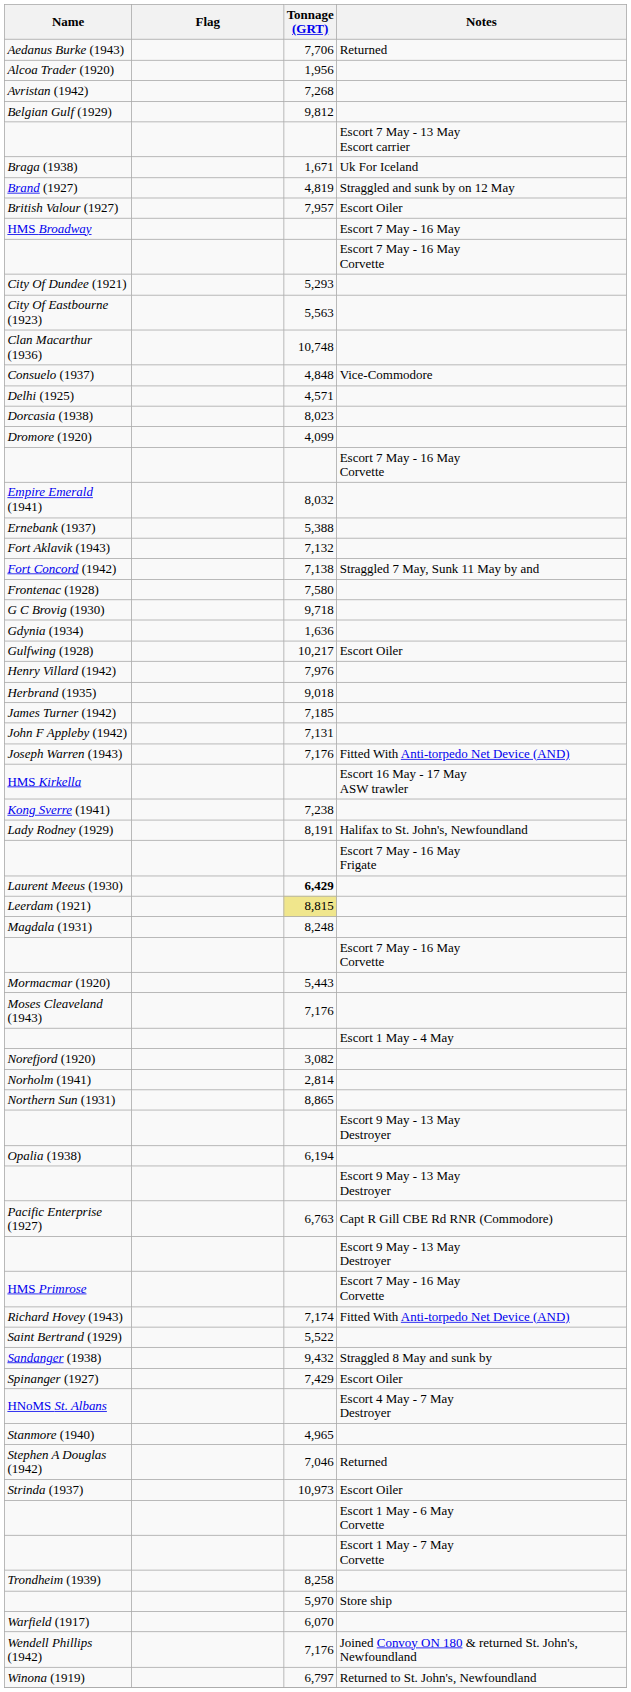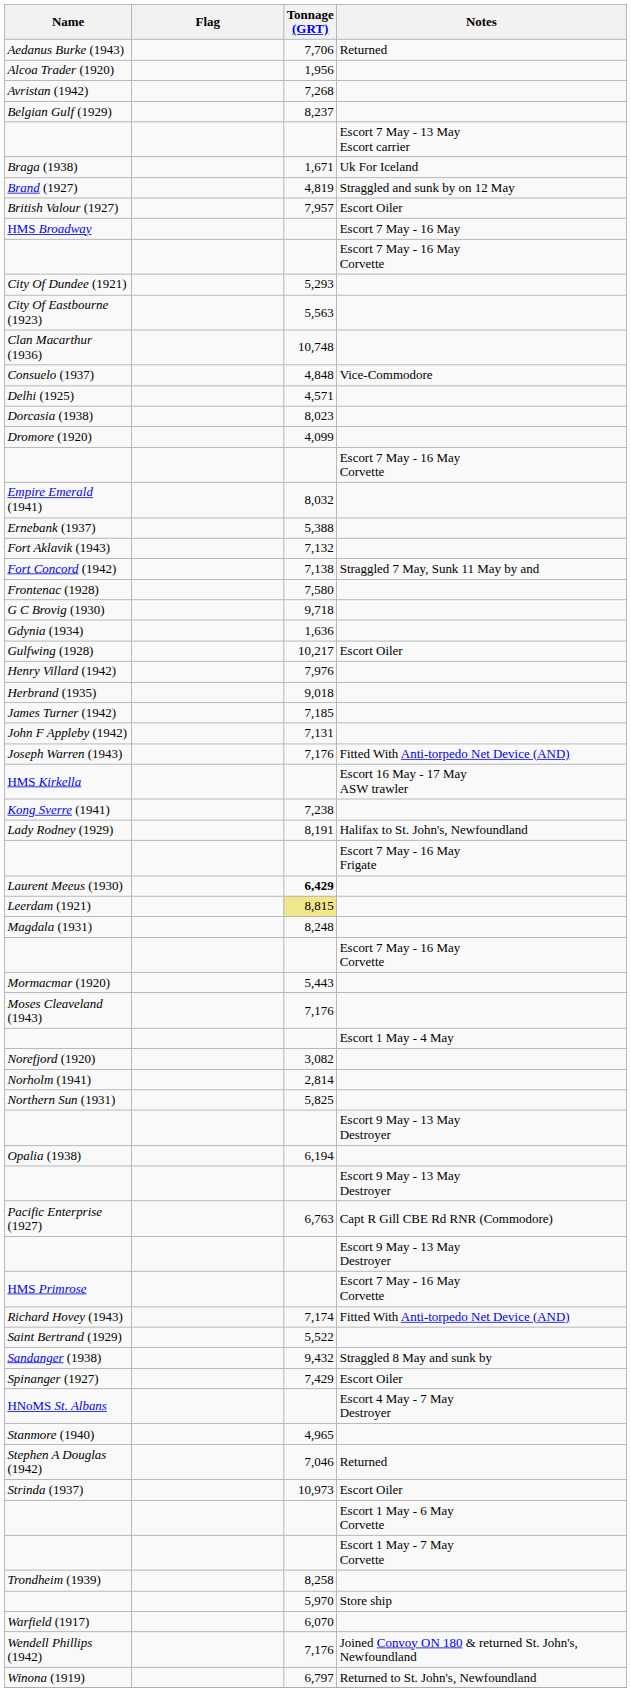(319, 111) 9,812 -> (319, 111) 8,237
(319, 1100) 8,865 -> (319, 1100) 5,825
